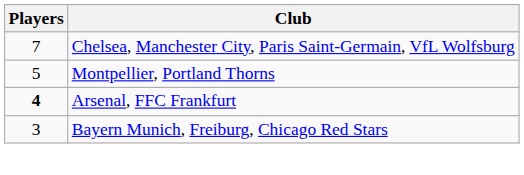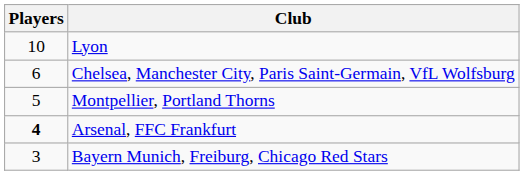+ row: (90, 45)
(36, 45) 7 -> (36, 73) 6
